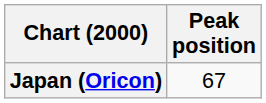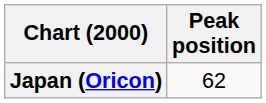(214, 80) 67 -> (214, 80) 62
